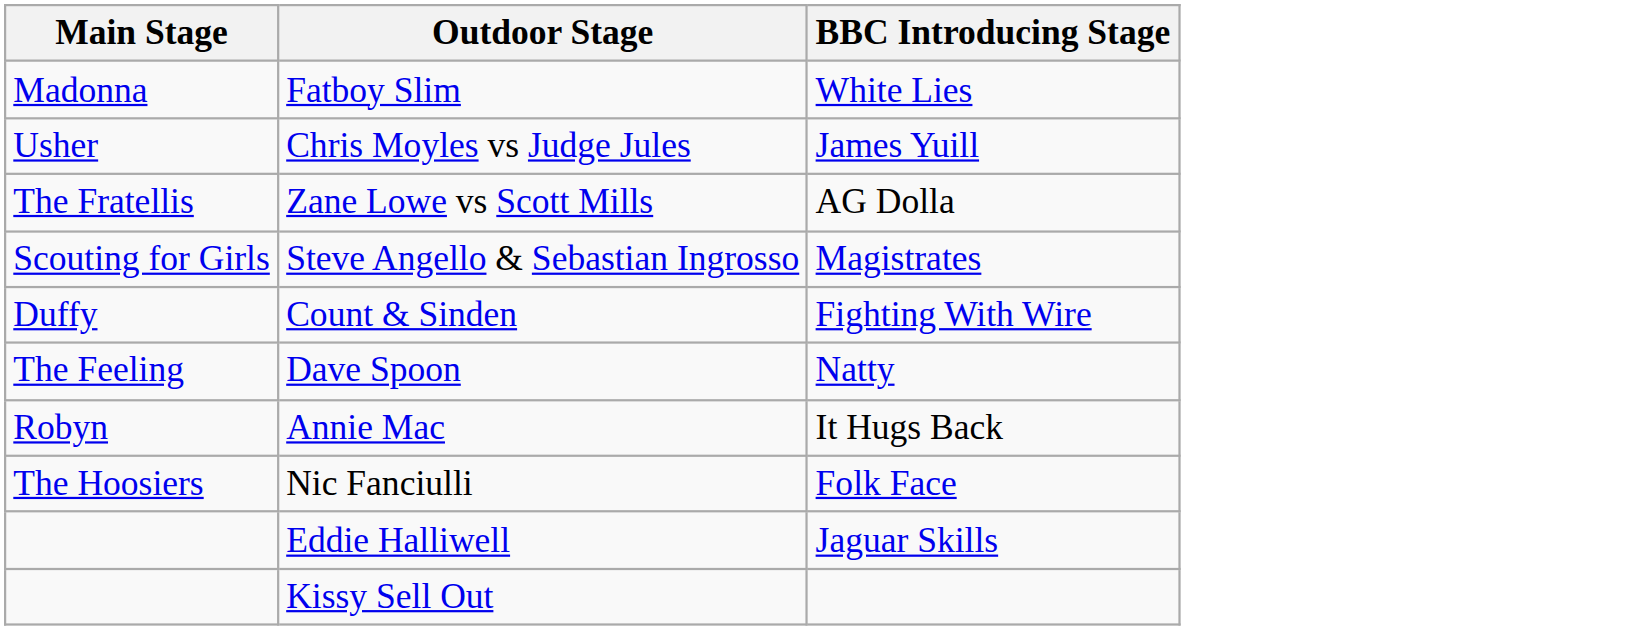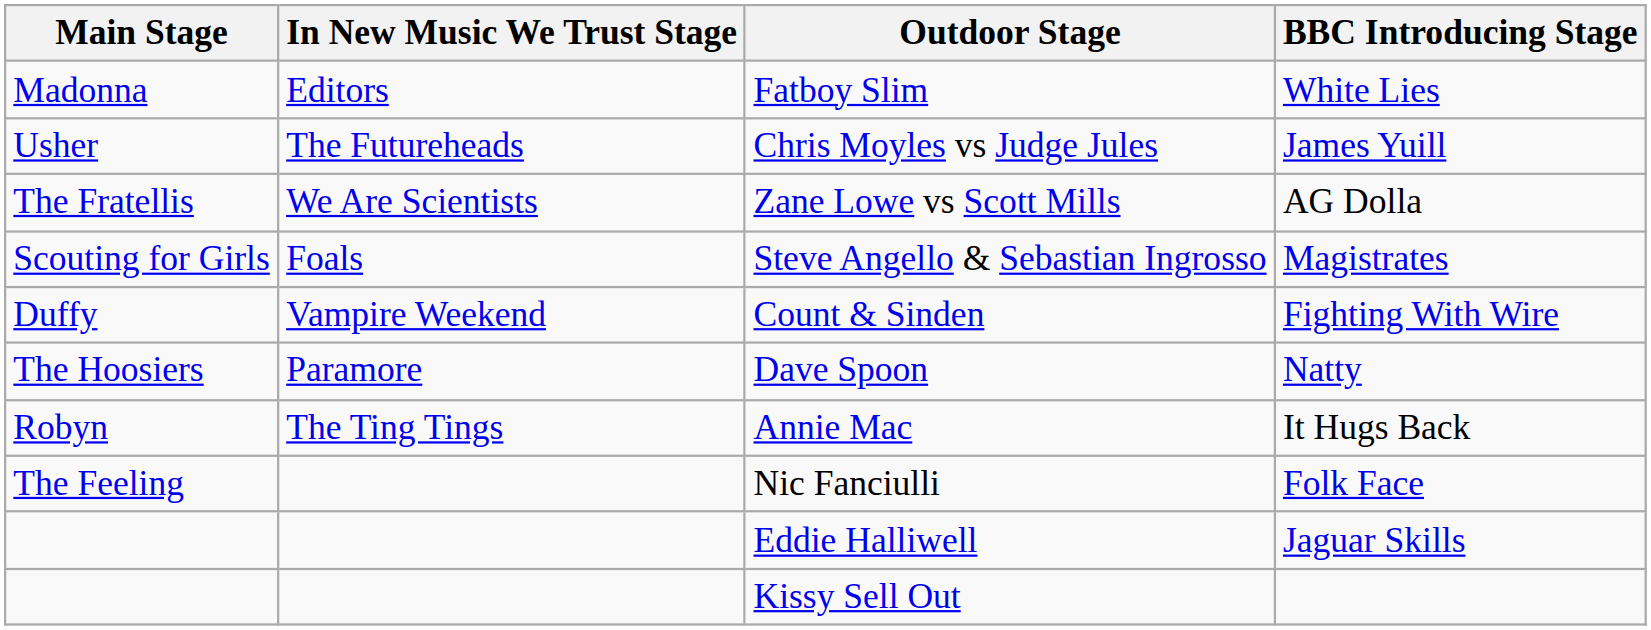+ column: (512, 32)
(99, 370) The Feeling -> (108, 370) The Hoosiers
(108, 483) The Hoosiers -> (99, 483) The Feeling
